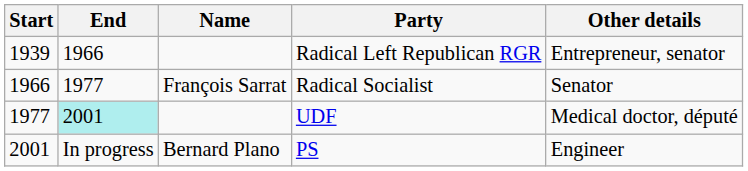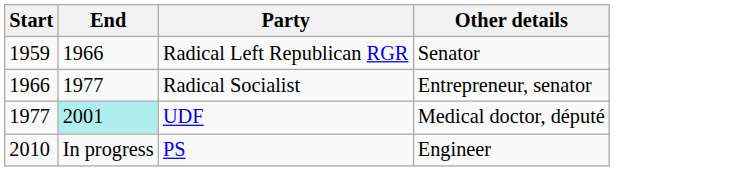- column: (225, 20)
(30, 52) 1939 -> (30, 52) 1959
(638, 52) Entrepreneur, senator -> (449, 52) Senator
(582, 85) Senator -> (505, 85) Entrepreneur, senator
(30, 149) 2001 -> (30, 149) 2010
